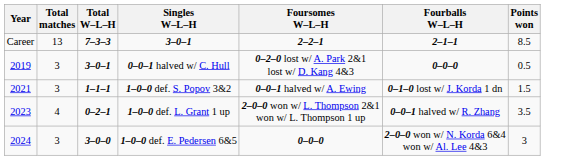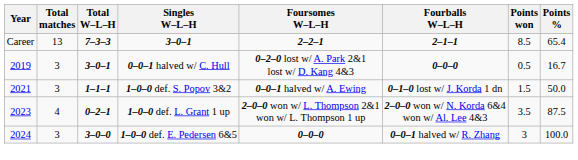+ column: (557, 19)
(445, 111) 0–0–1 halved w/ R. Zhang -> (445, 111) 2–0–0 won w/ N. Korda 6&4 won w/ Al. Lee 4&3
(445, 141) 2–0–0 won w/ N. Korda 6&4 won w/ Al. Lee 4&3 -> (445, 135) 0–0–1 halved w/ R. Zhang
